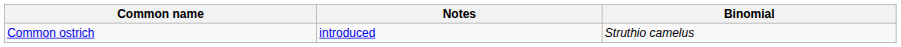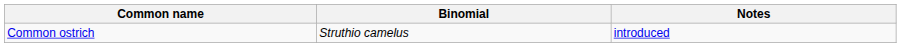columns swapped: (749, 14) <-> (459, 14)
